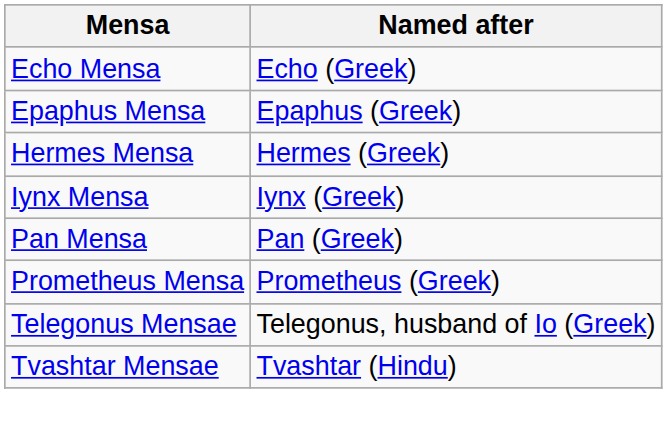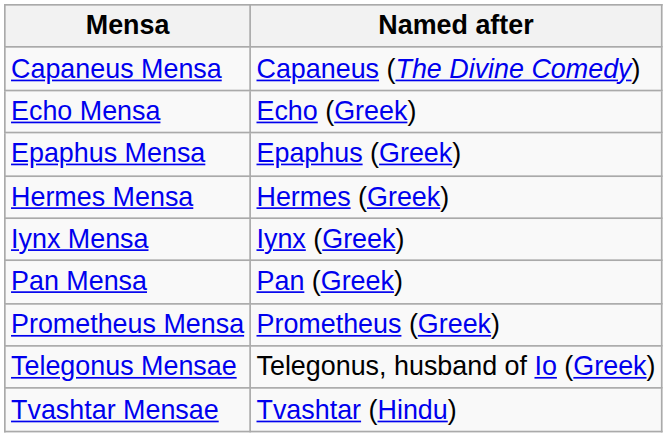+ row: (116, 68)
